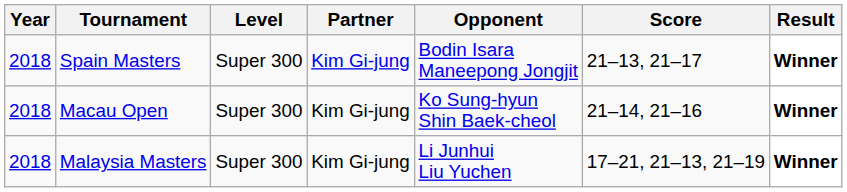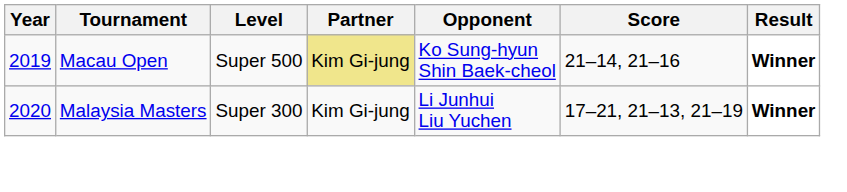- row: (120, 60)
(30, 111) 2018 -> (30, 60) 2019
(259, 111) Super 300 -> (259, 60) Super 500
(360, 111) no background -> (360, 60) khaki background
(30, 162) 2018 -> (30, 111) 2020
